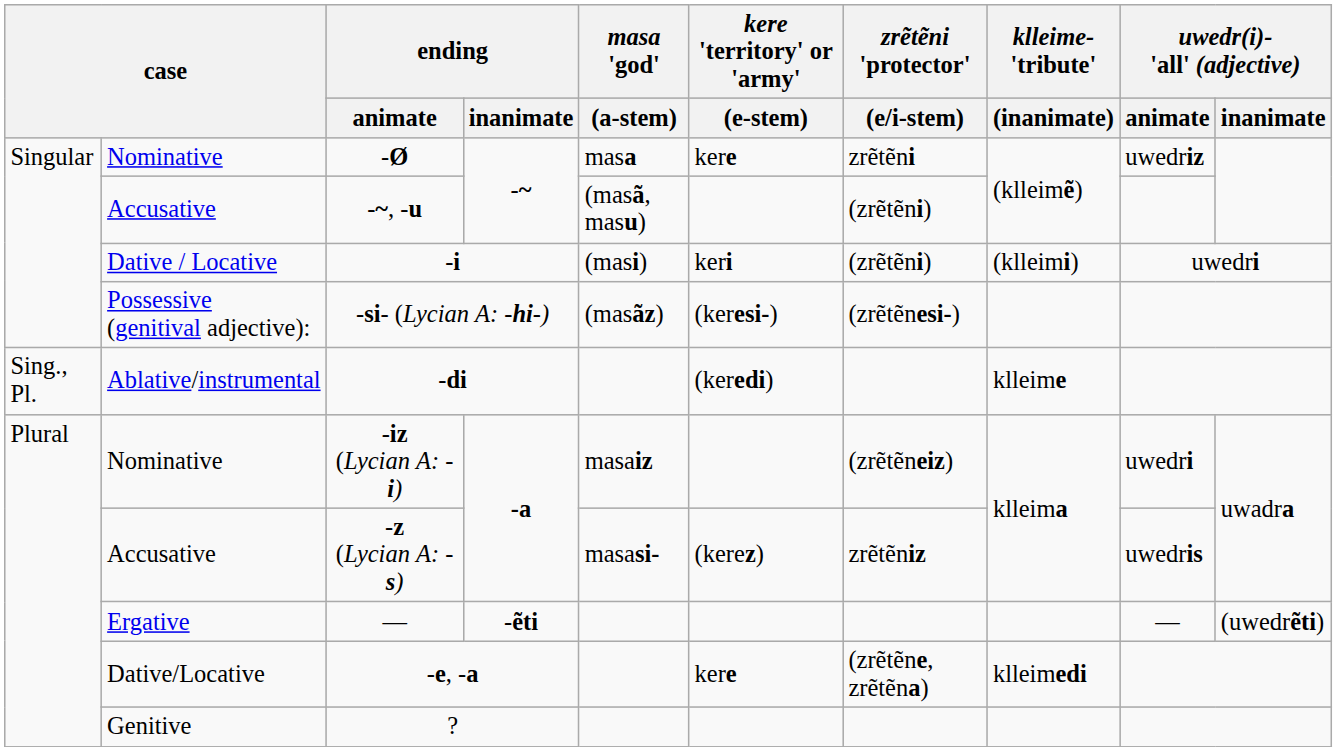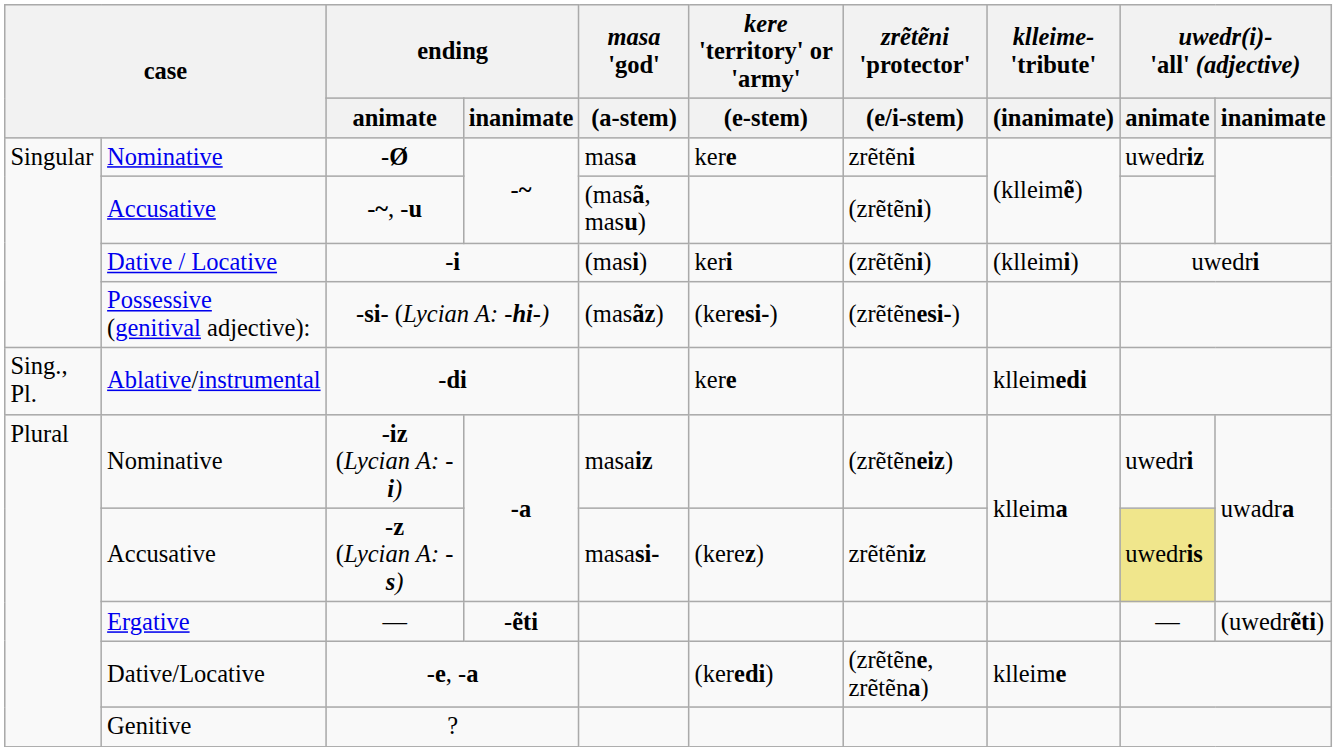(734, 380) (keredi) -> (716, 380) kere
(1030, 380) klleime -> (1040, 380) klleimedi
(1164, 554) no background -> (1164, 554) khaki background
(716, 673) kere -> (734, 673) (keredi)
(1040, 673) klleimedi -> (1030, 673) klleime
